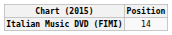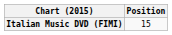(146, 24) 14 -> (146, 24) 15
